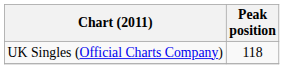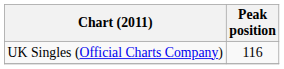(253, 52) 118 -> (253, 52) 116
